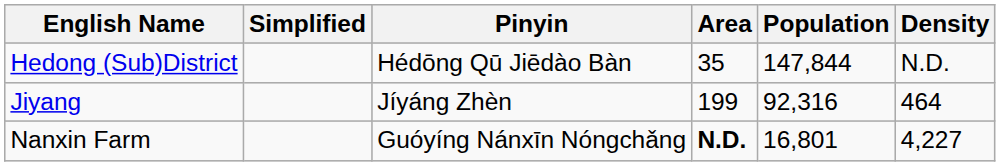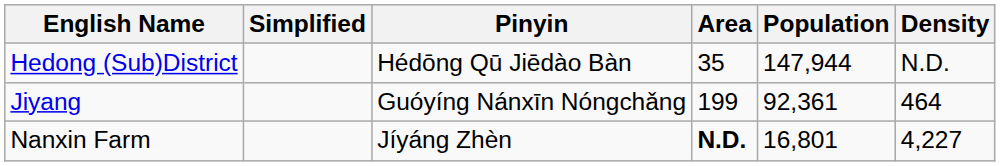(807, 62) 147,844 -> (807, 62) 147,944
(445, 101) Jíyáng Zhèn -> (532, 101) Guóyíng Nánxīn Nóngchǎng
(801, 101) 92,316 -> (801, 101) 92,361
(532, 140) Guóyíng Nánxīn Nóngchǎng -> (445, 140) Jíyáng Zhèn
